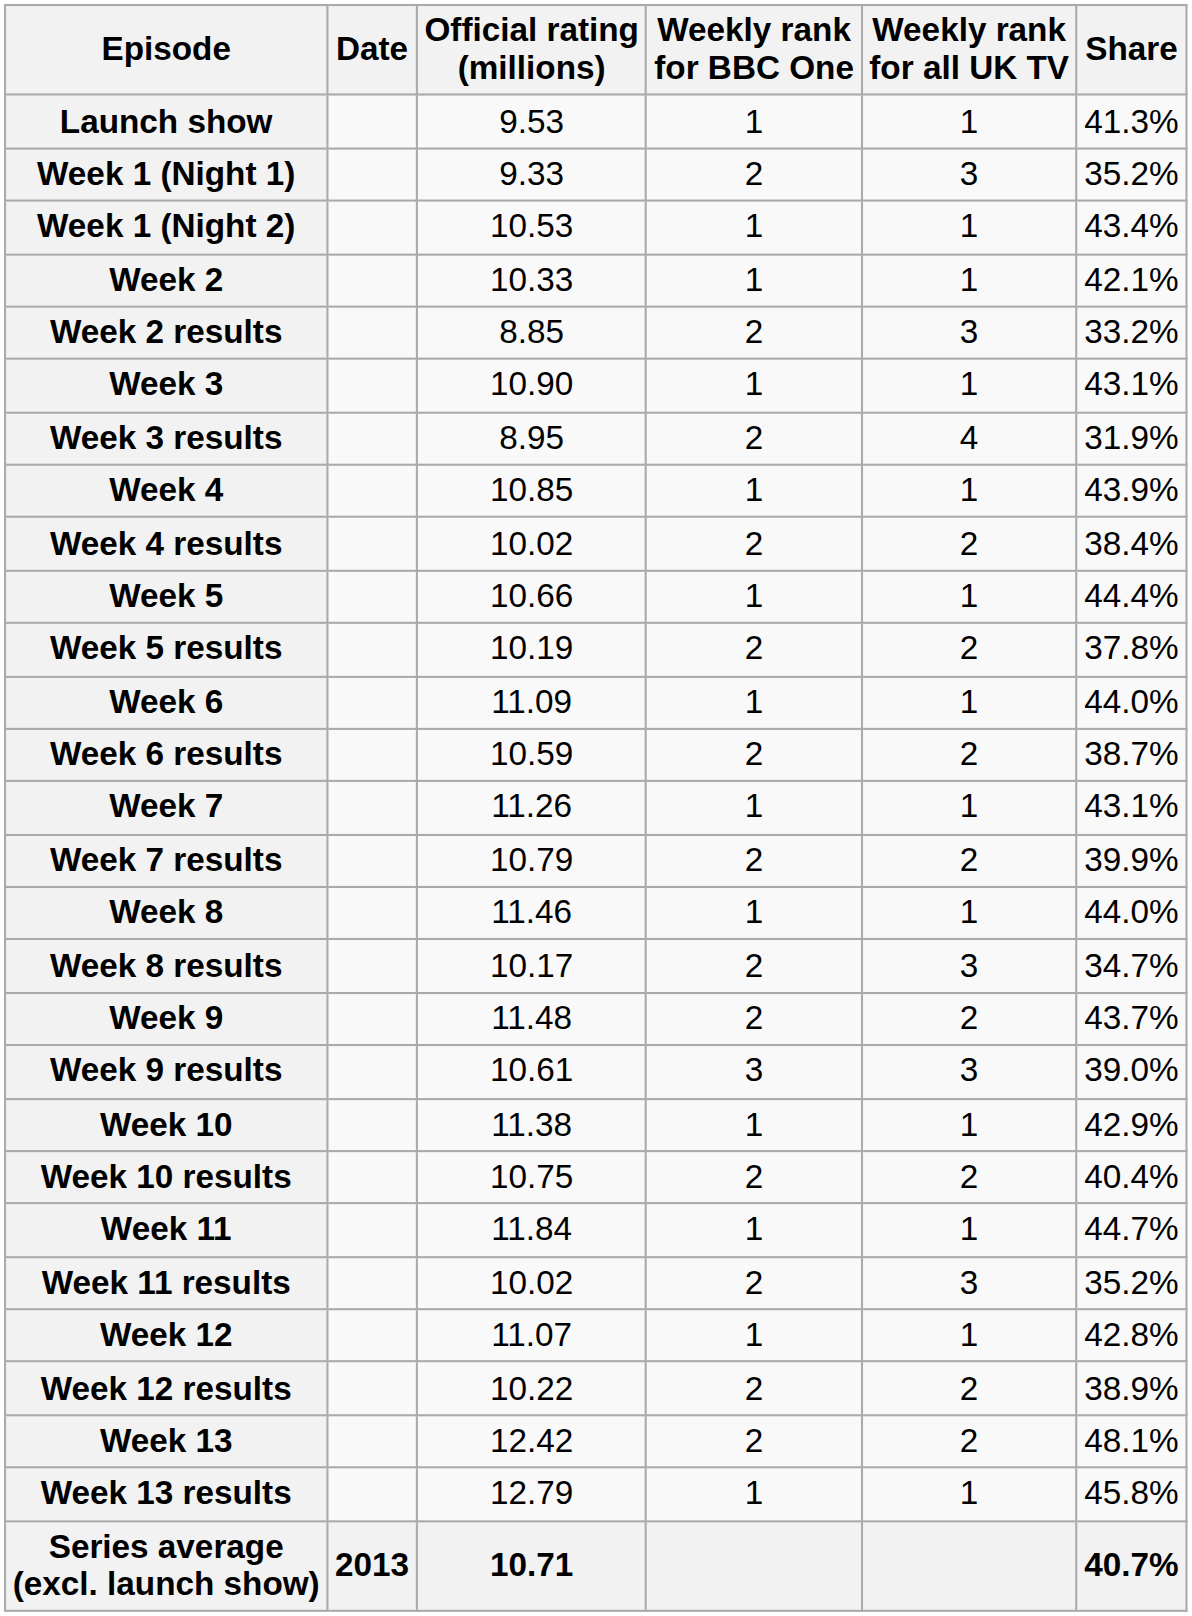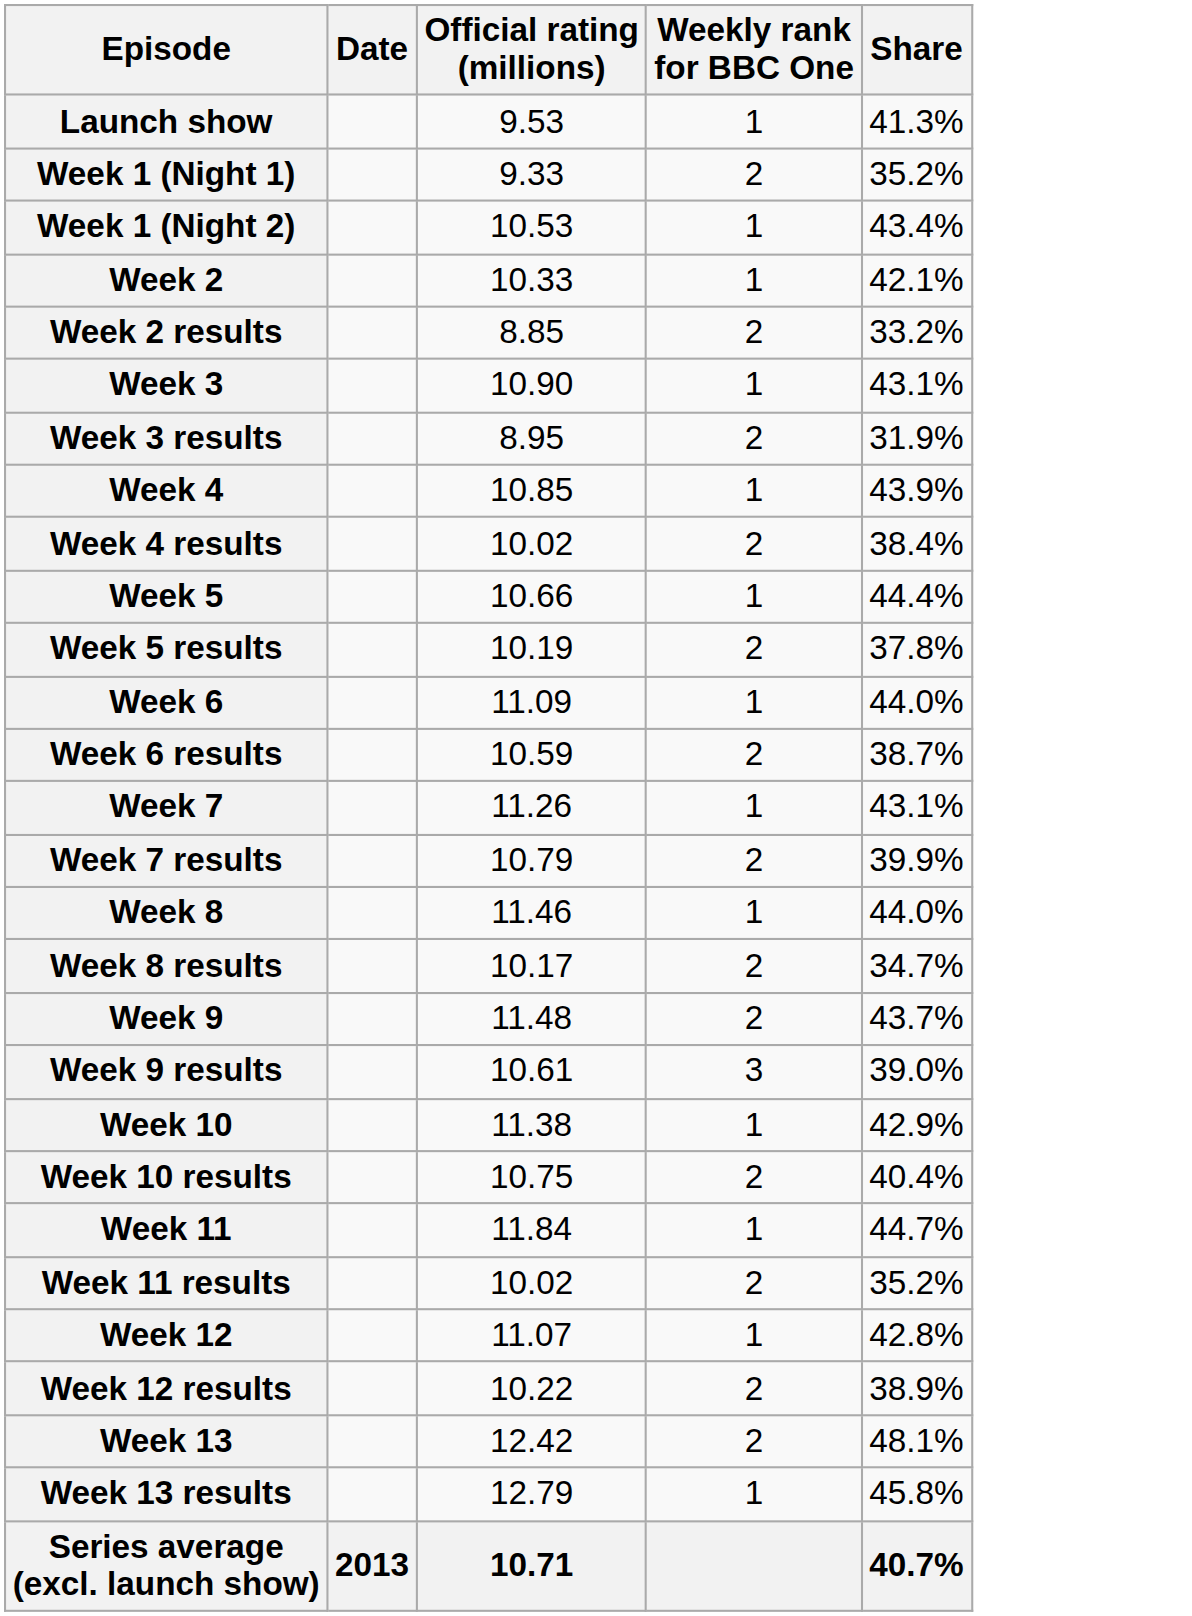- column: (969, 49)
